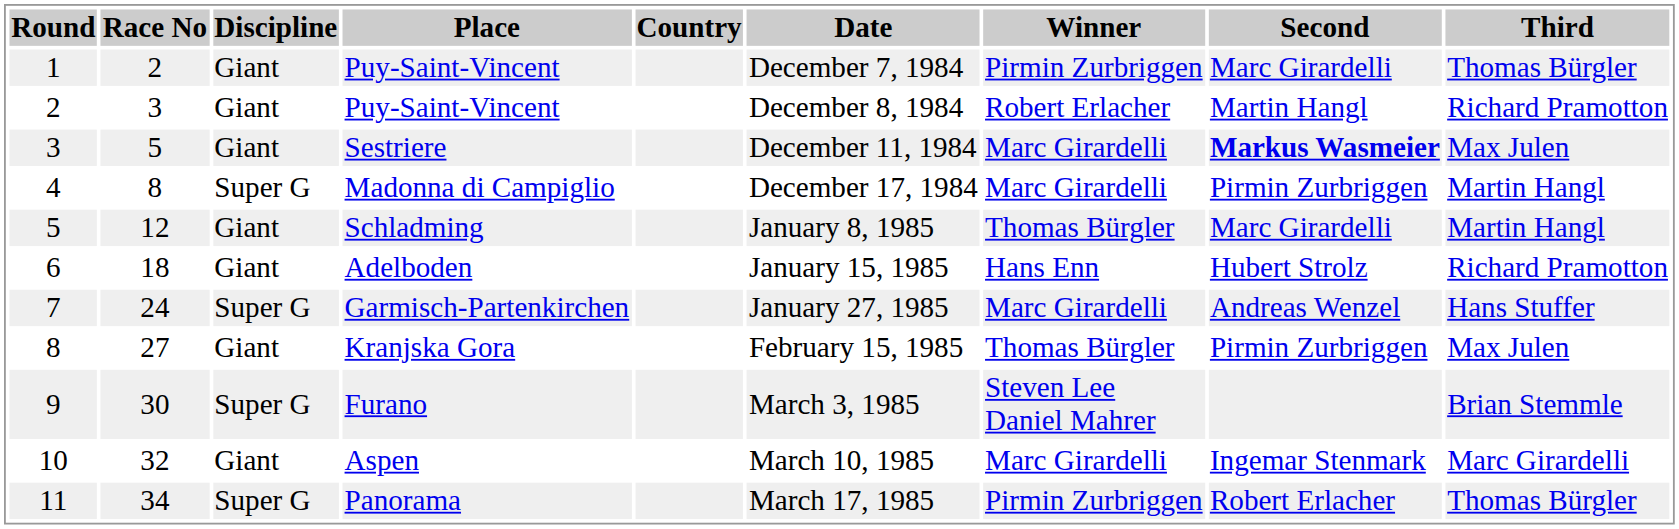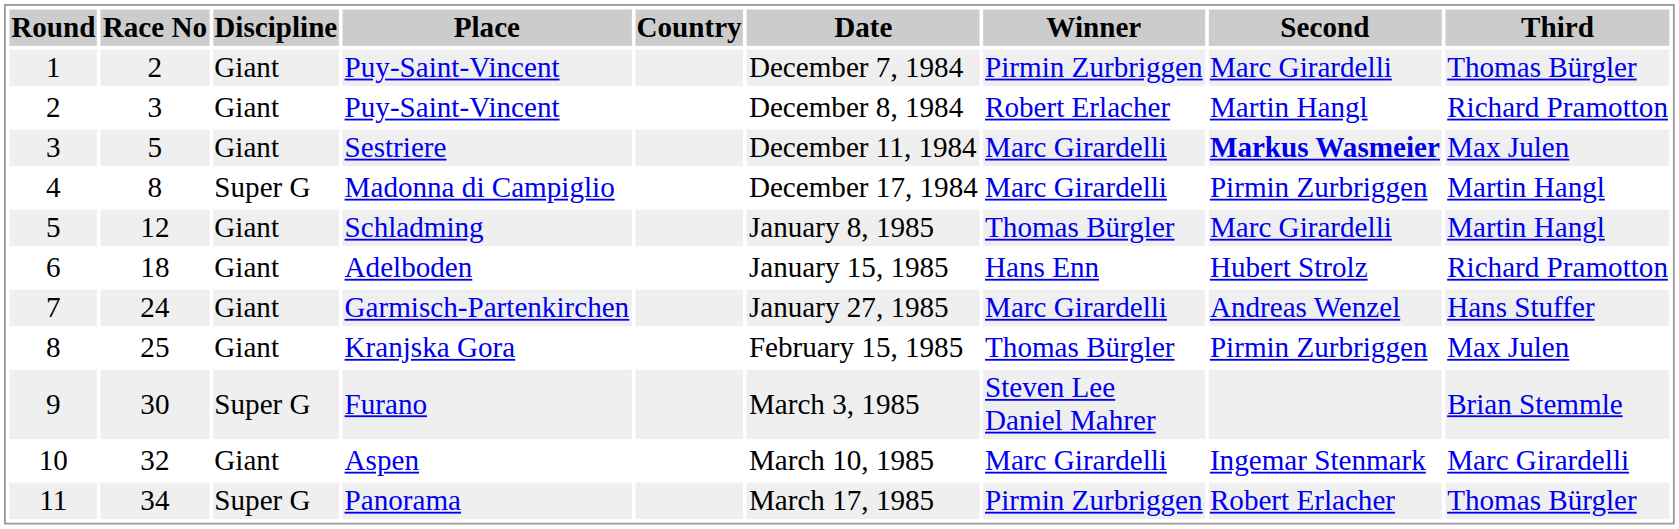(262, 307) Super G -> (247, 307) Giant
(155, 347) 27 -> (155, 347) 25
